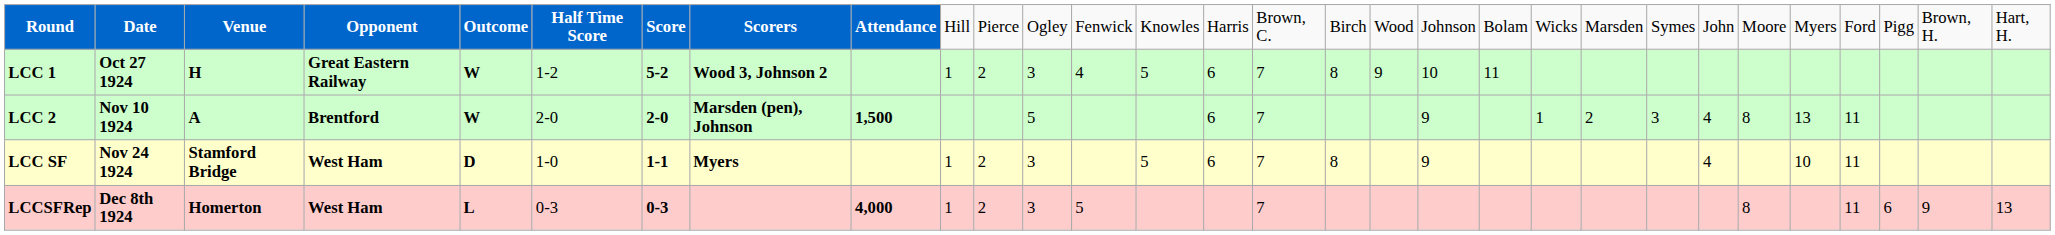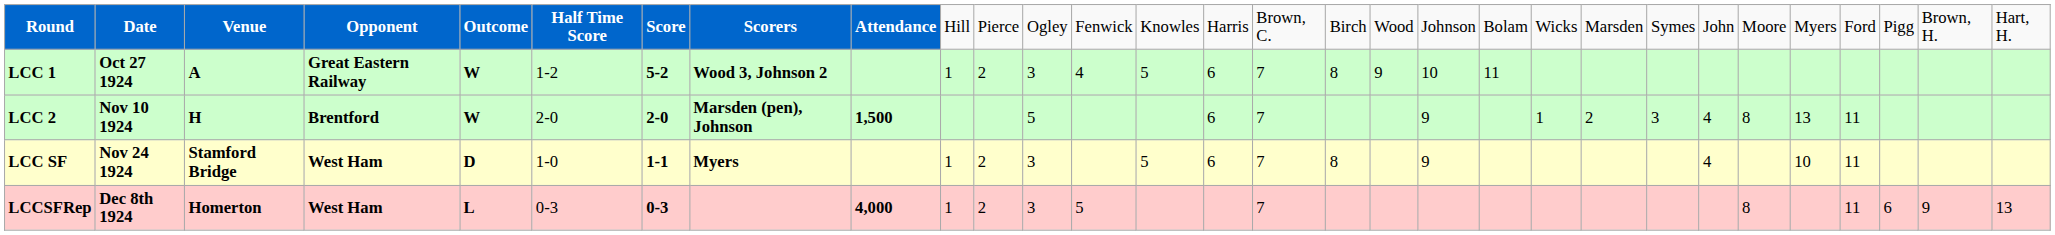(195, 72) H -> (195, 72) A
(195, 117) A -> (195, 117) H
